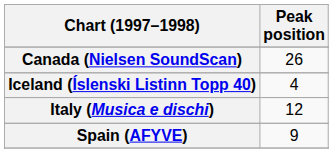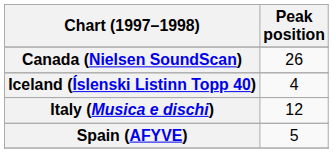(294, 135) 9 -> (294, 135) 5
